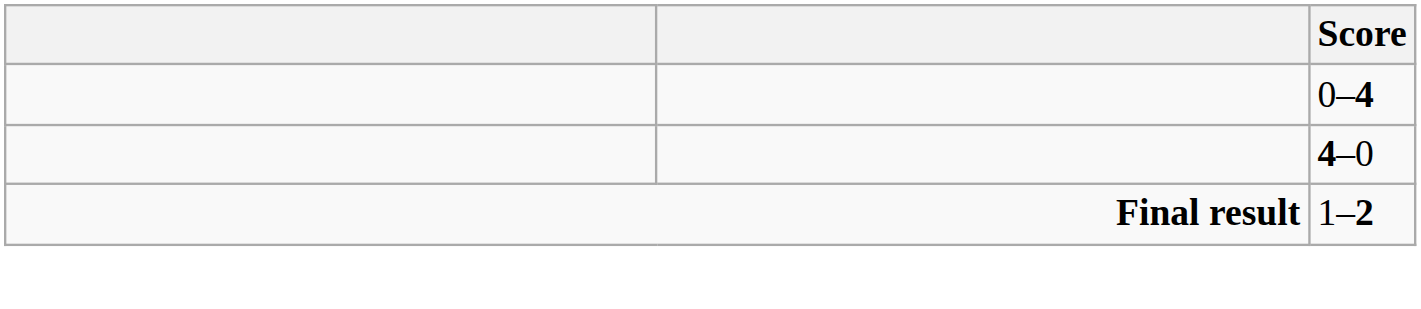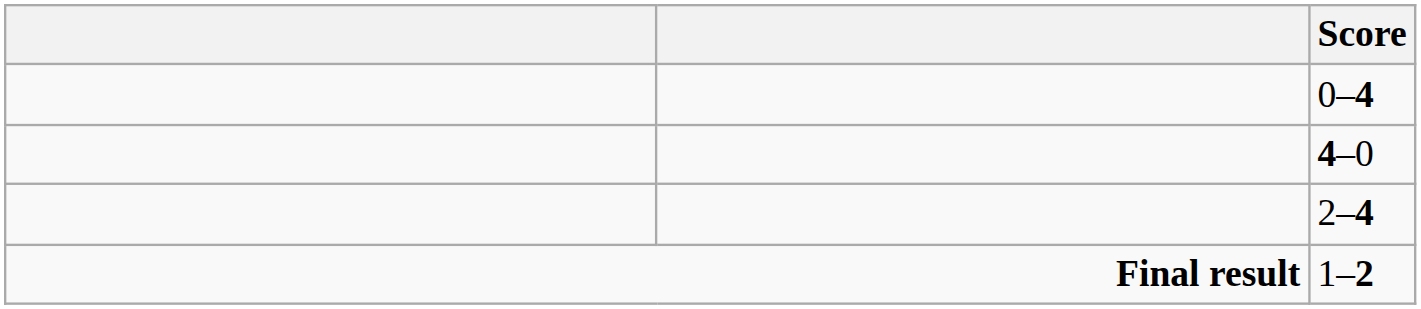+ row: (1346, 213)
